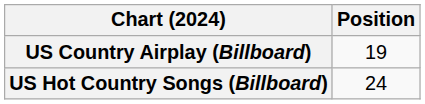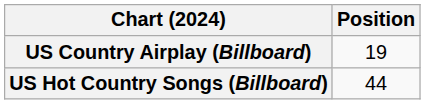(376, 83) 24 -> (376, 83) 44
